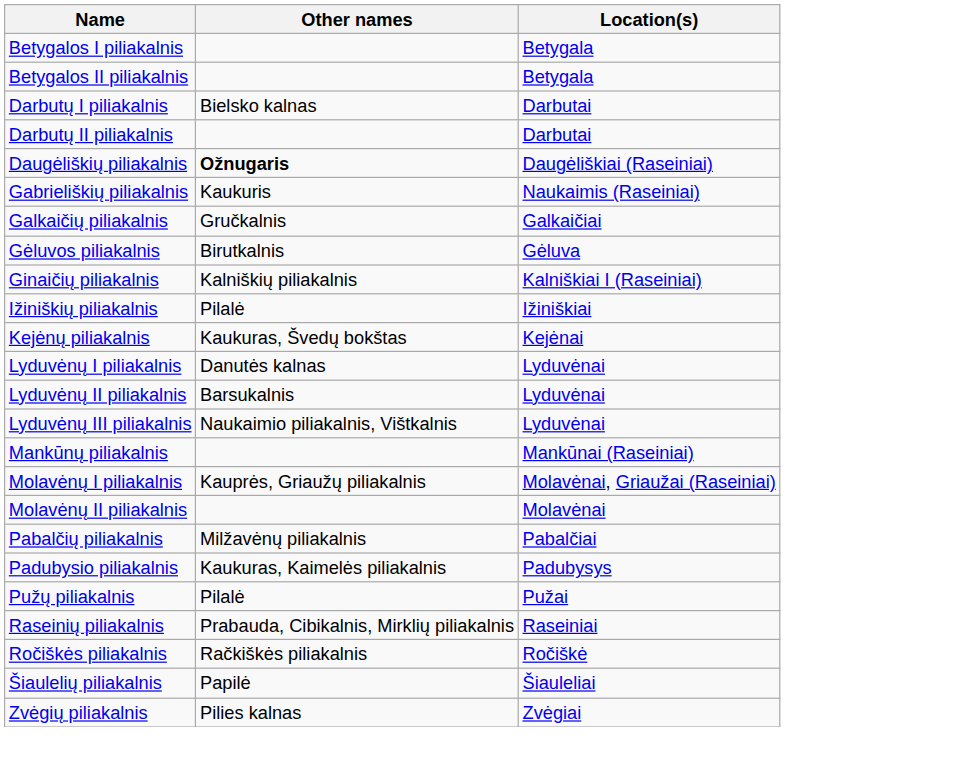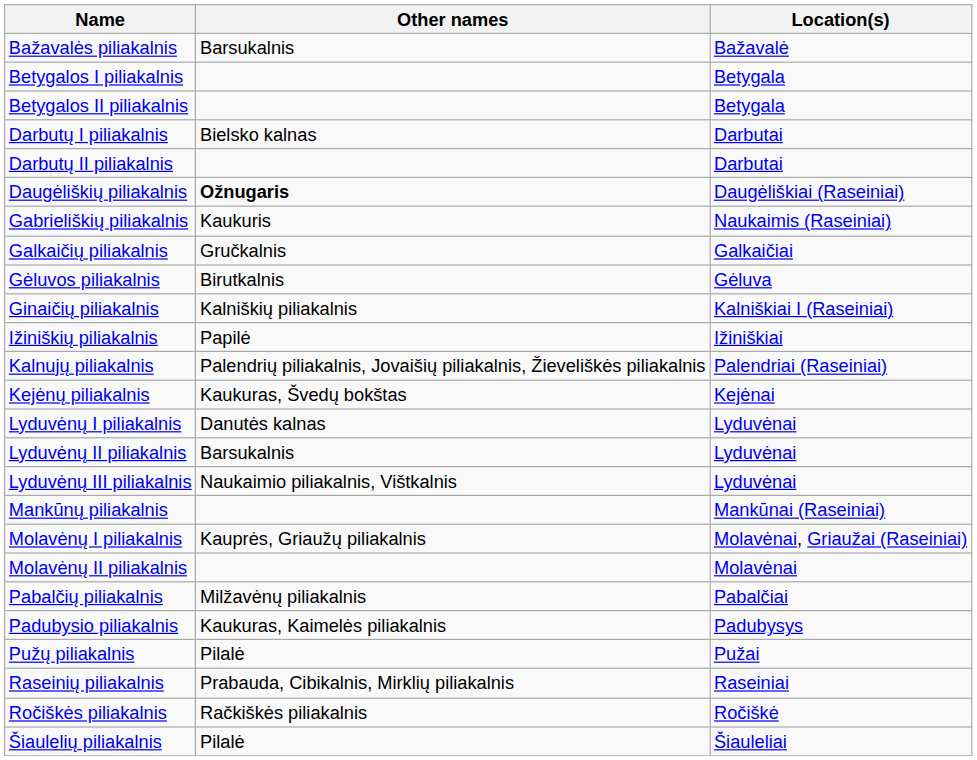+ row: (93, 48)
(222, 308) Pilalė -> (225, 337) Papilė
+ row: (81, 366)
(225, 683) Papilė -> (222, 741) Pilalė
- row: (78, 712)
